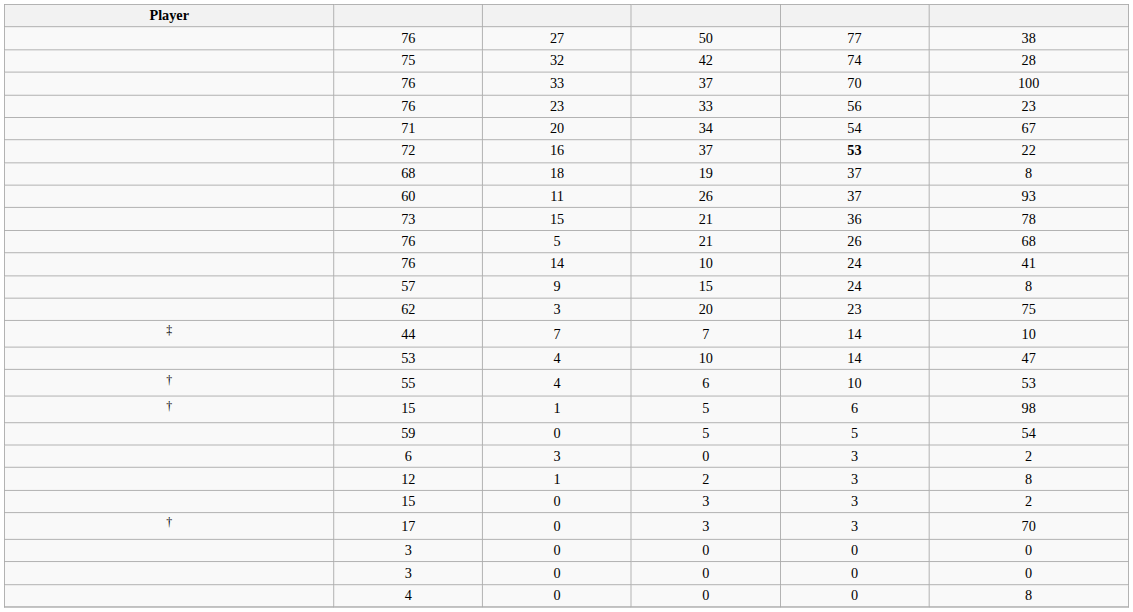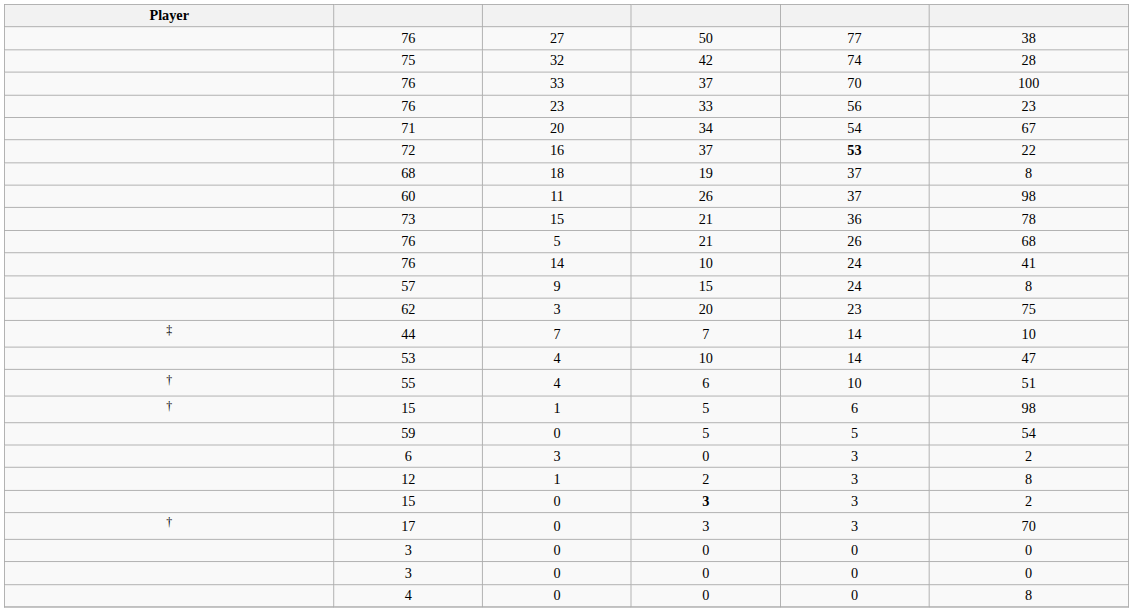(1029, 196) 93 -> (1029, 196) 98
(1029, 382) 53 -> (1029, 382) 51
(706, 501) normal -> (706, 501) bold
